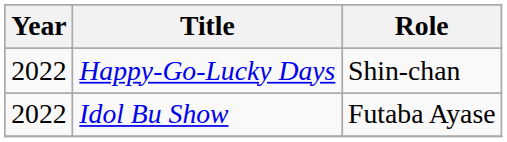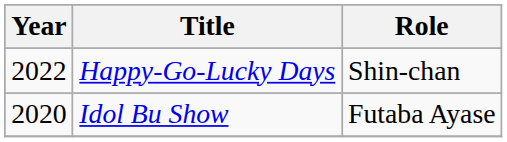(39, 114) 2022 -> (39, 114) 2020
